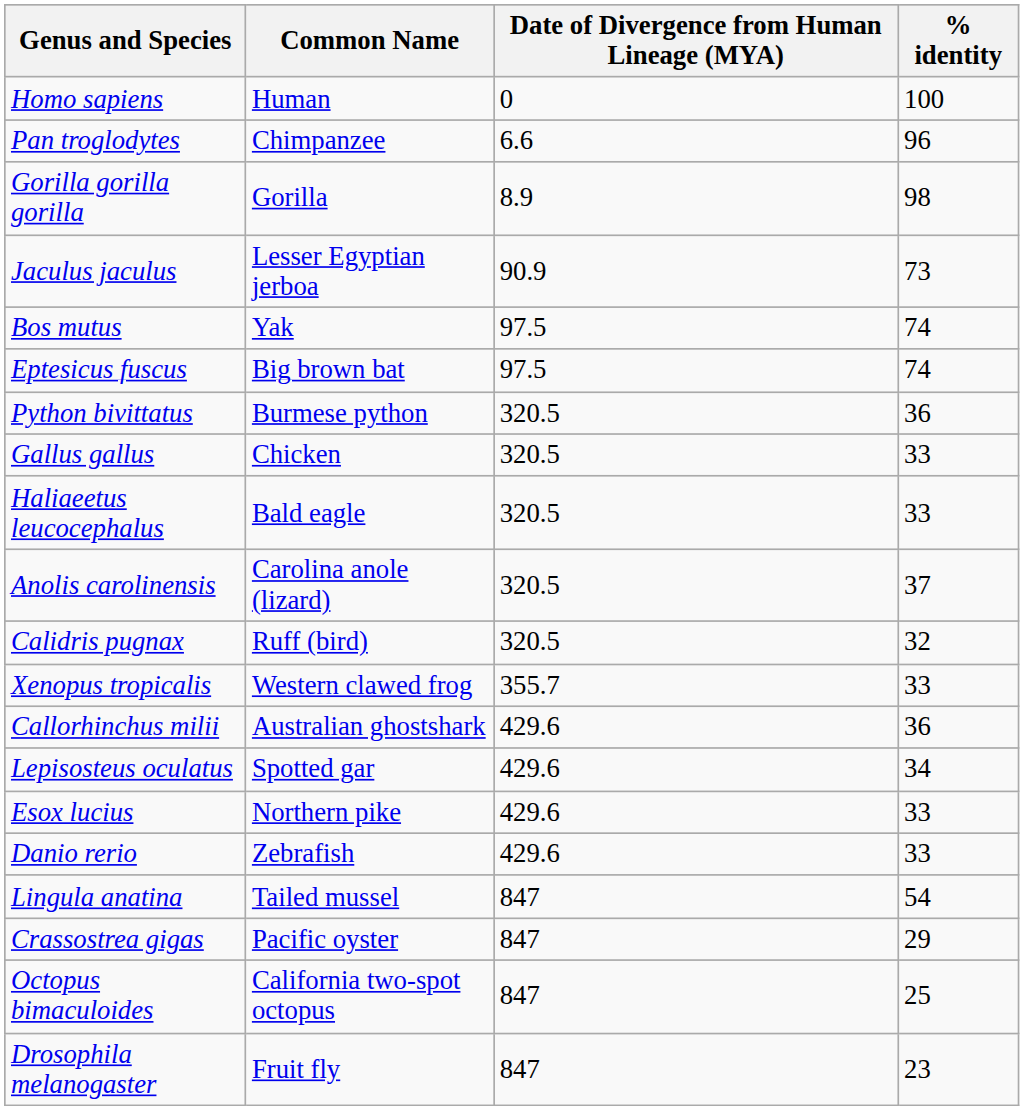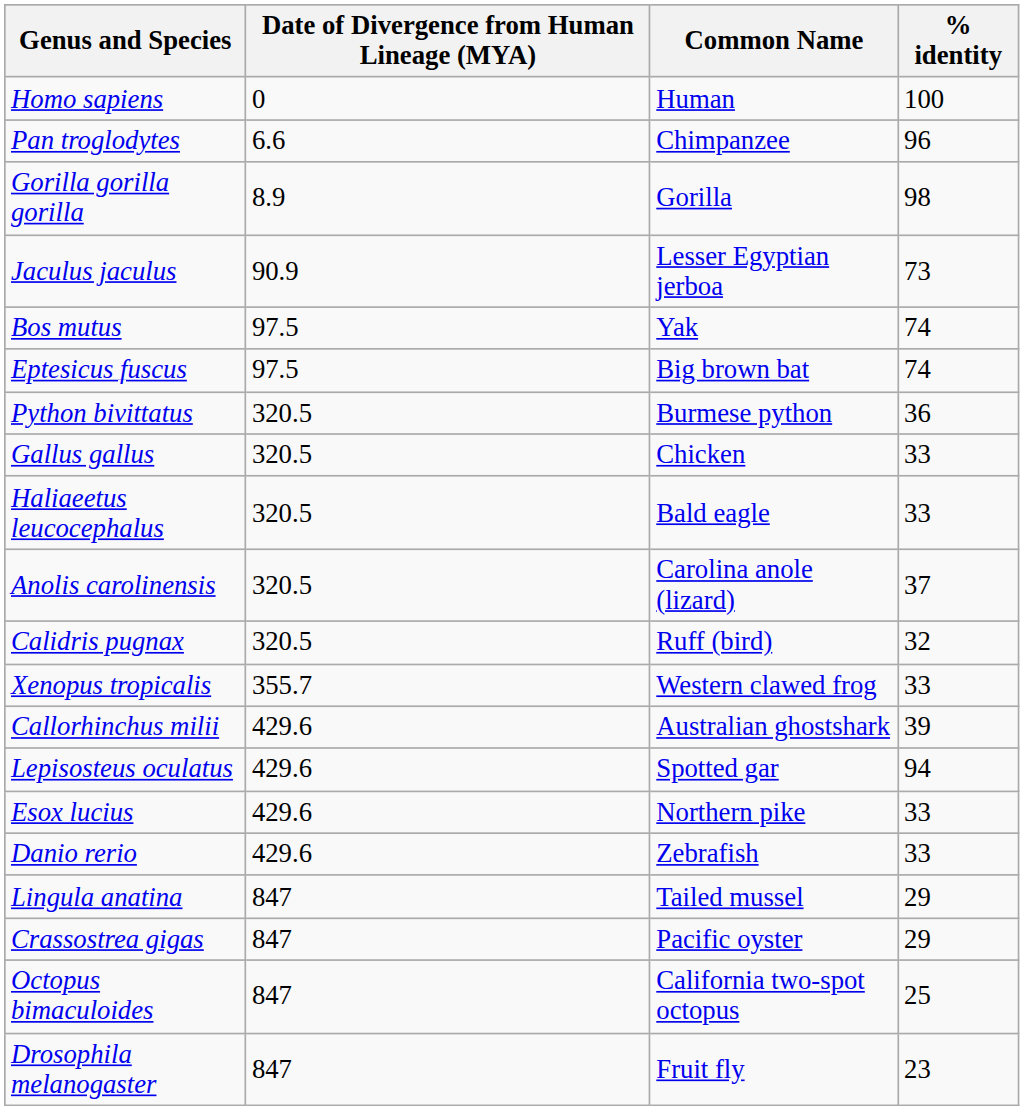columns swapped: (370, 40) <-> (696, 40)
(917, 726) 36 -> (917, 726) 39
(917, 769) 34 -> (917, 769) 94
(917, 896) 54 -> (917, 896) 29
